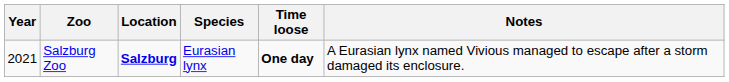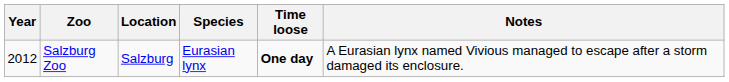(22, 58) 2021 -> (22, 58) 2012
(149, 58) bold -> (147, 58) normal
